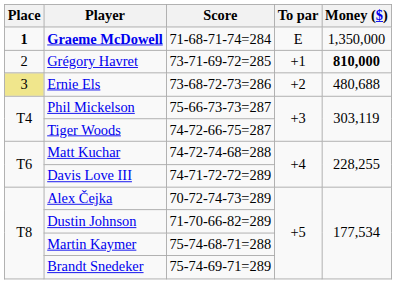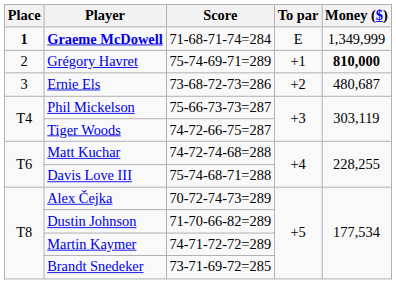(356, 38) 1,350,000 -> (356, 38) 1,349,999
(220, 61) 73-71-69-72=285 -> (220, 61) 75-74-69-71=289
(24, 84) khaki background -> (24, 84) no background
(356, 84) 480,688 -> (356, 84) 480,687
(220, 175) 74-71-72-72=289 -> (220, 175) 75-74-68-71=288
(220, 244) 75-74-68-71=288 -> (220, 244) 74-71-72-72=289
(220, 267) 75-74-69-71=289 -> (220, 267) 73-71-69-72=285
